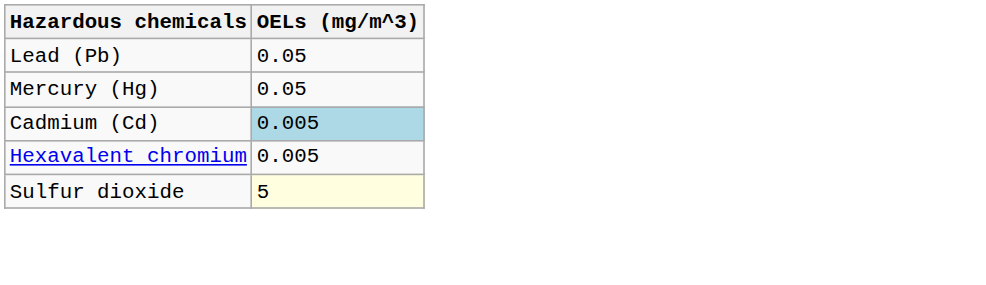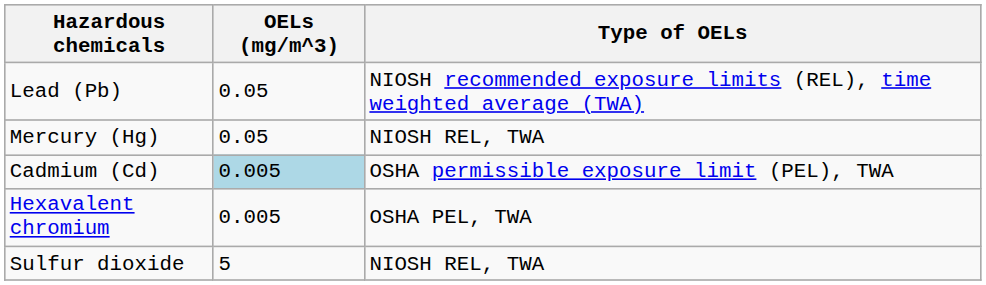+ column: (673, 34)
(263, 191) lightyellow background -> (225, 263) no background
